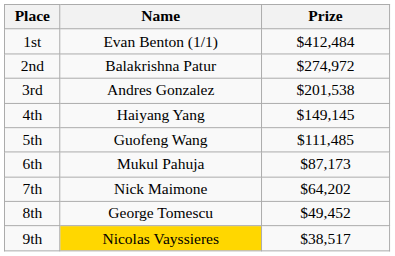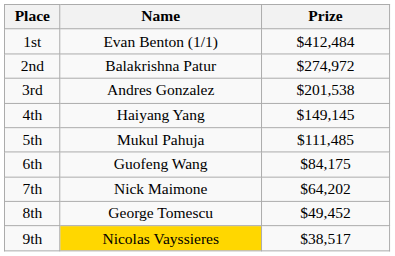(161, 139) Guofeng Wang -> (161, 139) Mukul Pahuja
(161, 164) Mukul Pahuja -> (161, 164) Guofeng Wang
(325, 164) $87,173 -> (325, 164) $84,175
